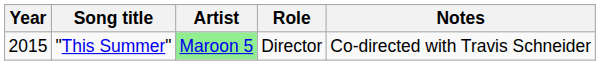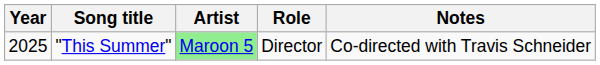(28, 45) 2015 -> (28, 45) 2025
